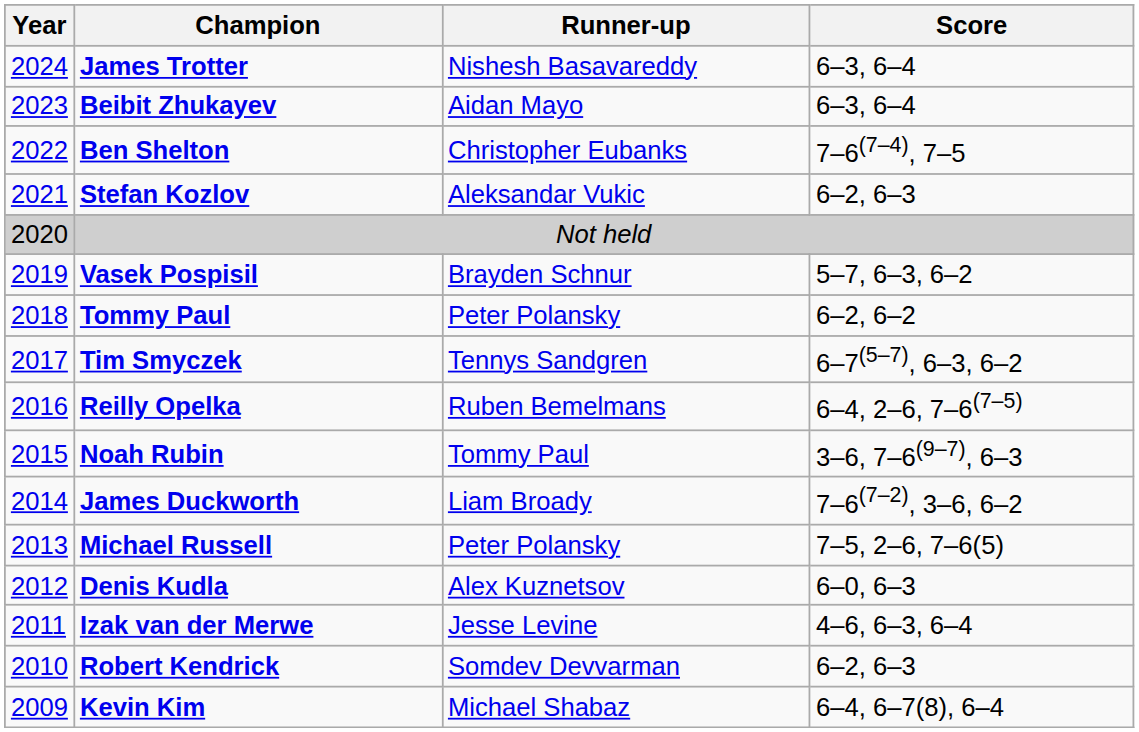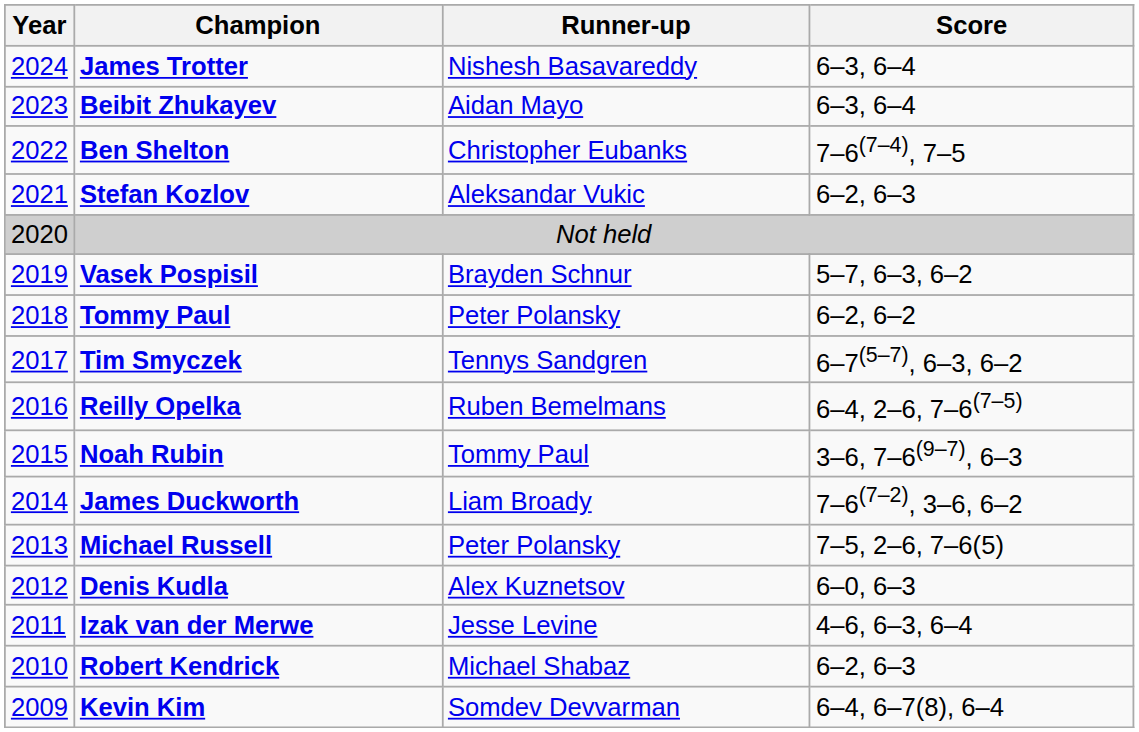(564, 667) Somdev Devvarman -> (539, 667) Michael Shabaz
(539, 707) Michael Shabaz -> (564, 707) Somdev Devvarman
